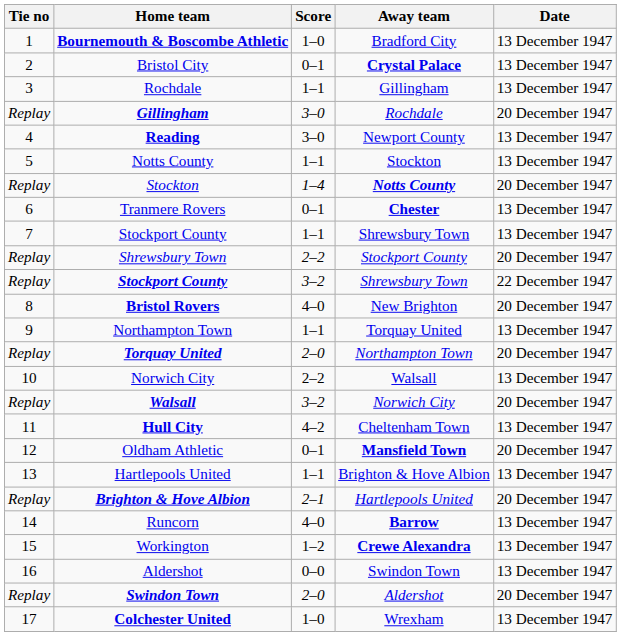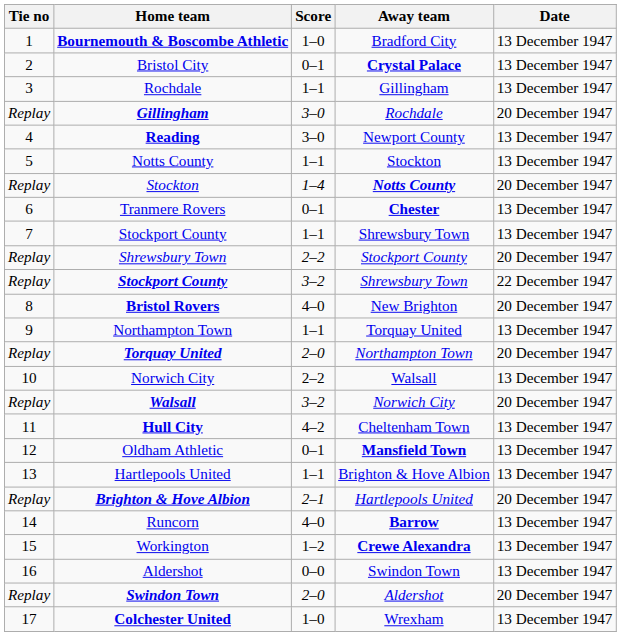(555, 450) 20 December 1947 -> (555, 450) 13 December 1947
